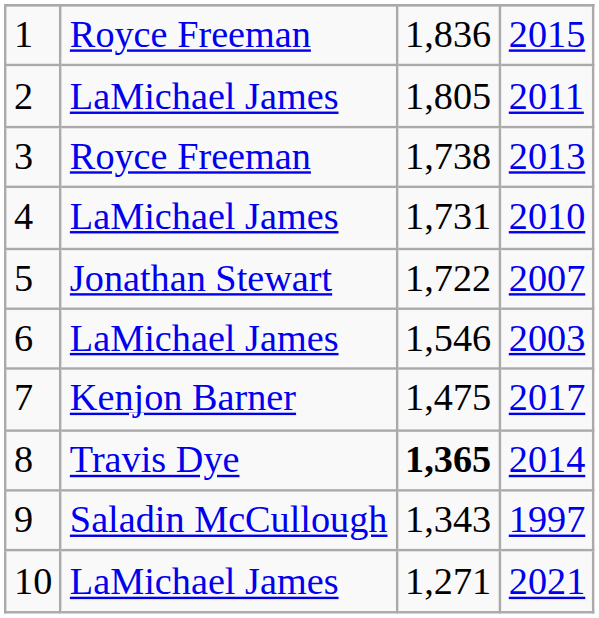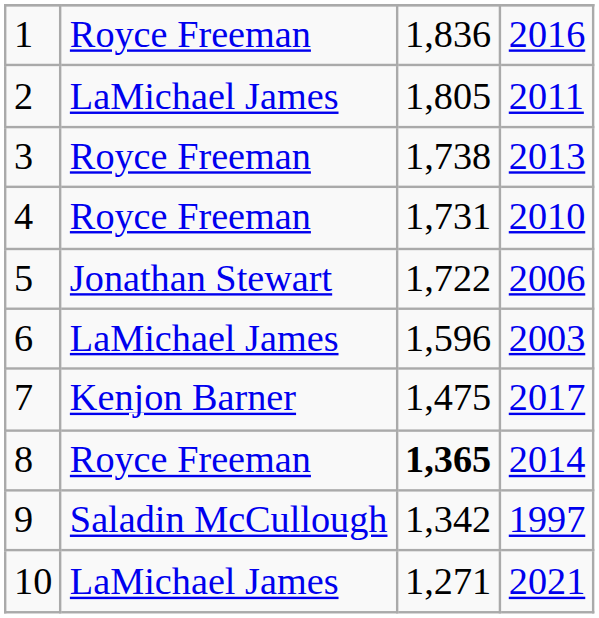(547, 34) 2015 -> (547, 34) 2016
(204, 216) LaMichael James -> (190, 216) Royce Freeman
(547, 277) 2007 -> (547, 277) 2006
(448, 338) 1,546 -> (448, 338) 1,596
(155, 459) Travis Dye -> (190, 459) Royce Freeman
(448, 519) 1,343 -> (448, 519) 1,342
